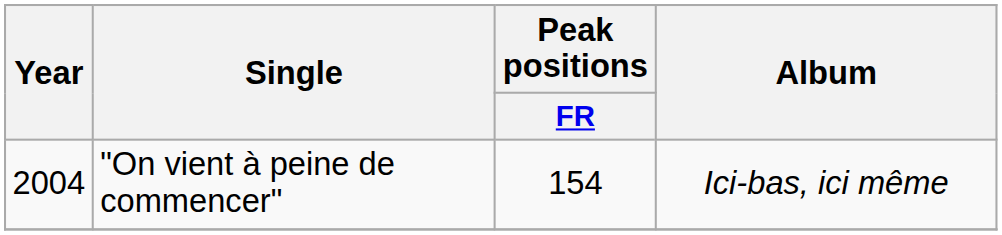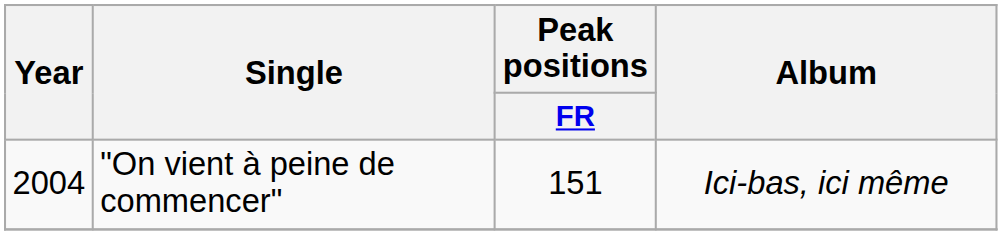(575, 183) 154 -> (575, 183) 151
